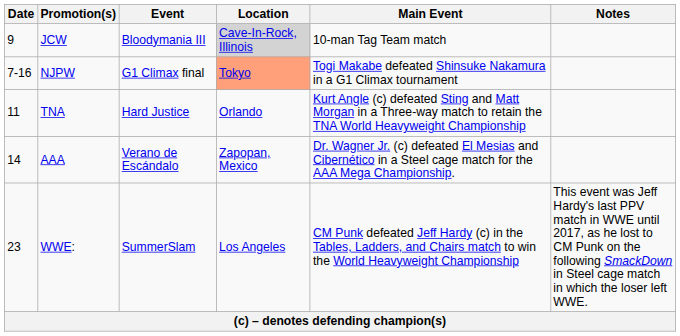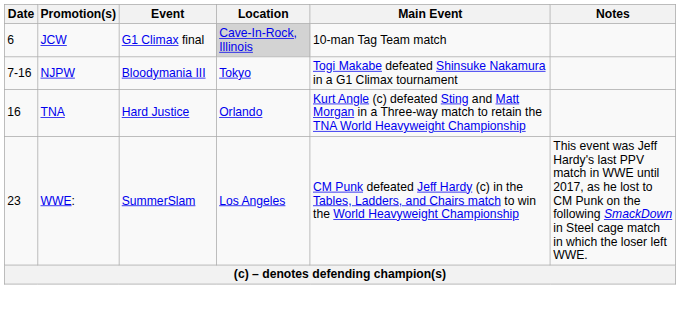(11, 40) 9 -> (11, 40) 6
(164, 40) Bloodymania III -> (163, 40) G1 Climax final
(163, 73) G1 Climax final -> (164, 73) Bloodymania III
(235, 73) lightsalmon background -> (235, 73) no background
(13, 113) 11 -> (14, 113) 16
- row: (53, 159)
